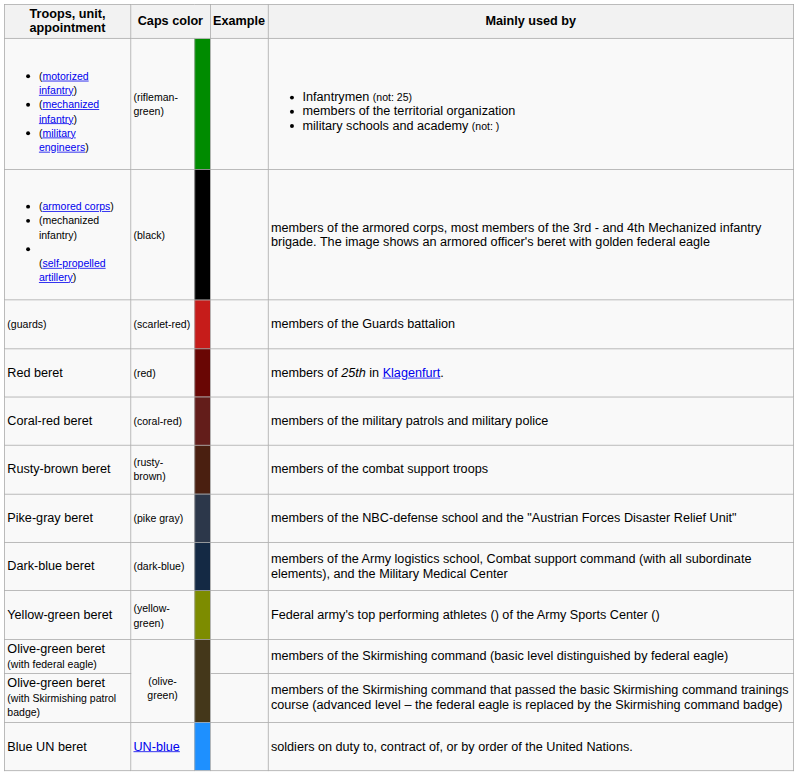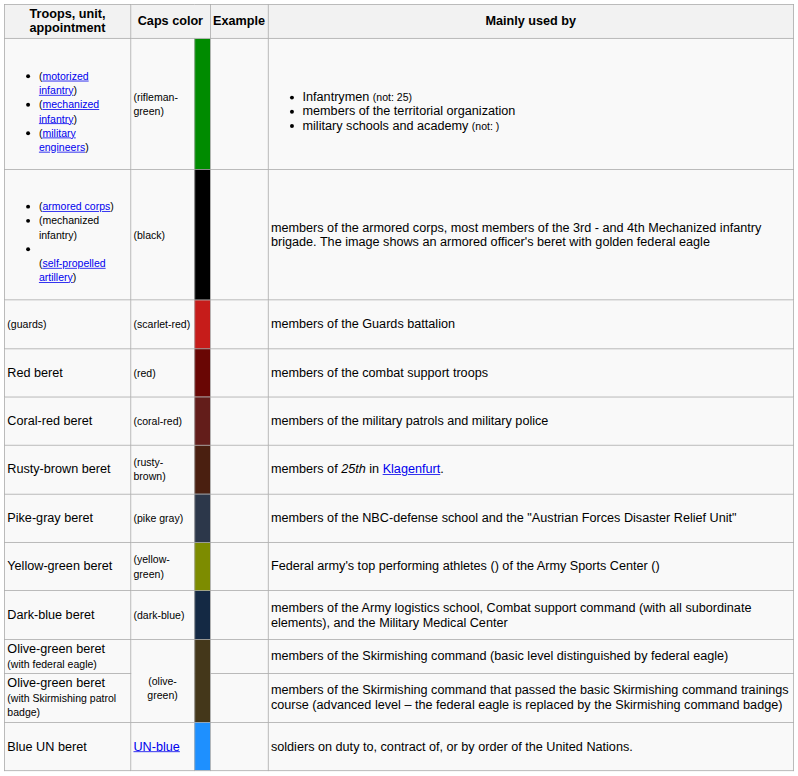(357, 372) members of 25th in Klagenfurt. -> (379, 372) members of the combat support troops
(379, 469) members of the combat support troops -> (357, 469) members of 25th in Klagenfurt.
rows swapped: (51, 566) <-> (60, 615)
